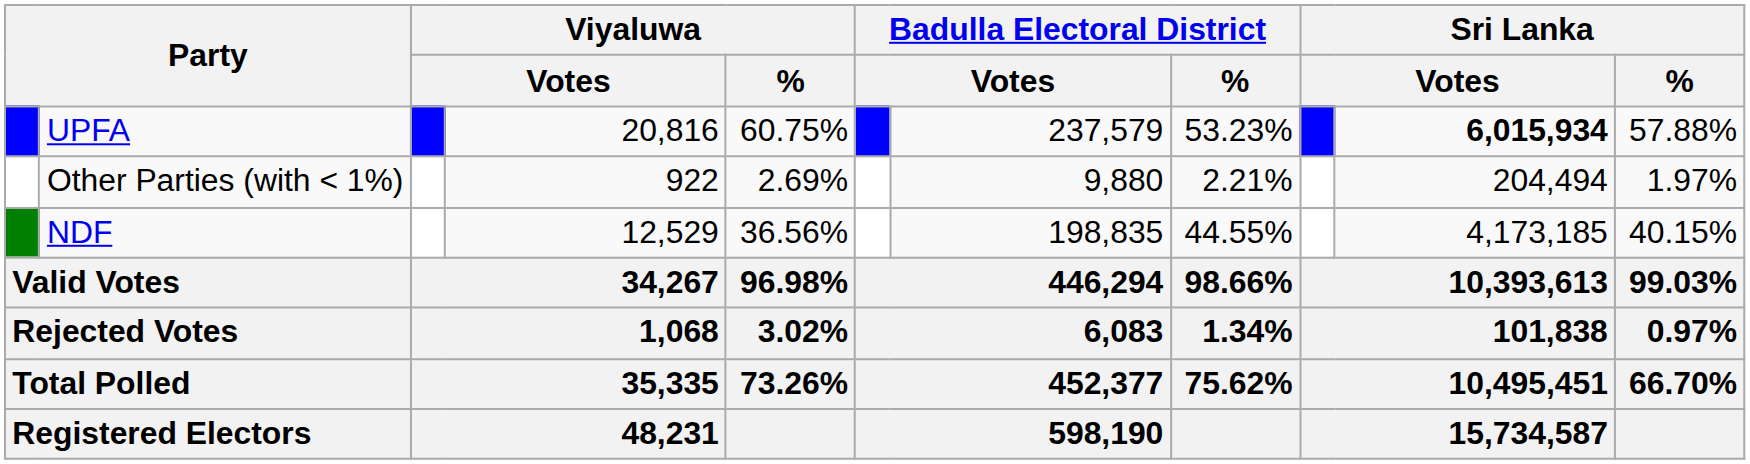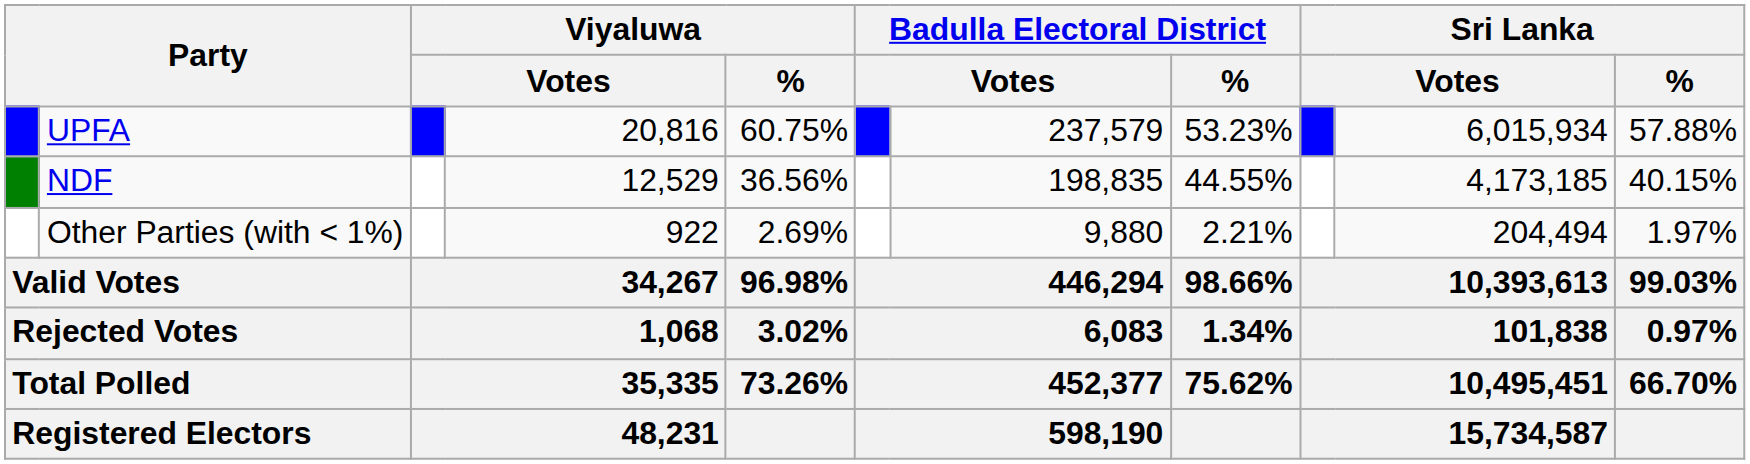(1537, 130) bold -> (1537, 130) normal
rows swapped: (80, 231) <-> (225, 181)
